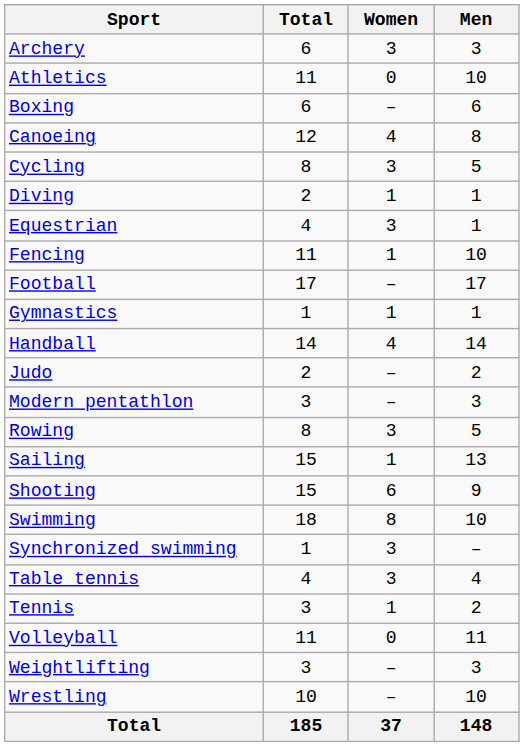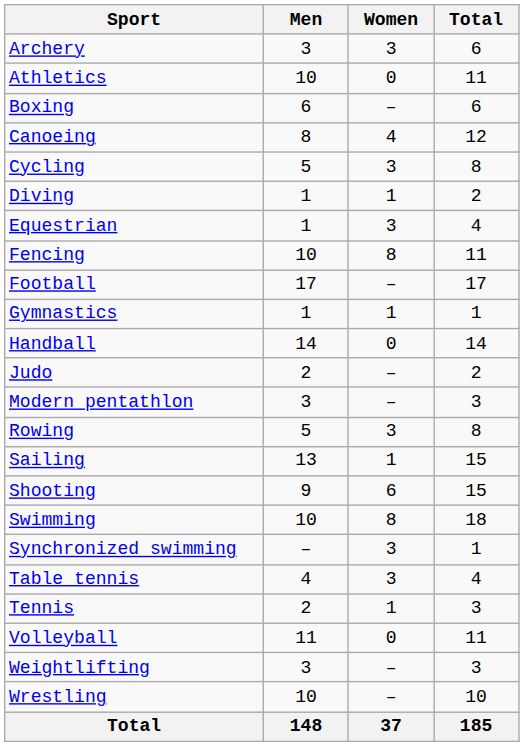columns swapped: (476, 19) <-> (306, 19)
(391, 255) 1 -> (391, 255) 8
(391, 343) 4 -> (391, 343) 0
